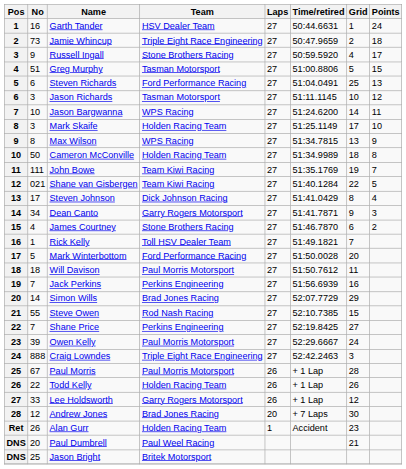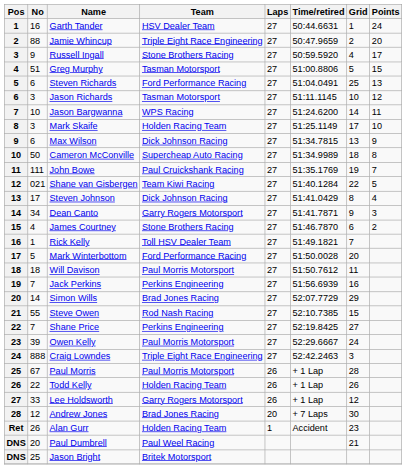(35, 40) 73 -> (35, 40) 88
(377, 40) 18 -> (377, 40) 20
(33, 140) 8 -> (33, 140) 6
(168, 140) WPS Racing -> (185, 140) Dick Johnson Racing
(184, 155) Holden Racing Team -> (192, 155) Supercheap Auto Racing
(178, 169) Team Kiwi Racing -> (193, 169) Paul Cruickshank Racing
